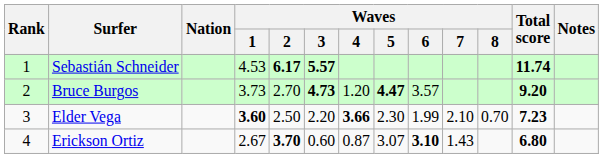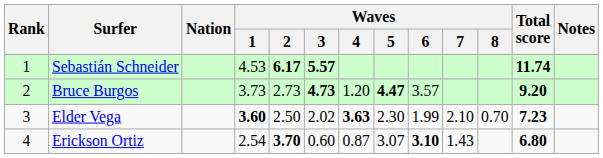(287, 91) 2.70 -> (287, 91) 2.73
(321, 116) 2.20 -> (321, 116) 2.02
(356, 116) 3.66 -> (356, 116) 3.63
(252, 141) 2.67 -> (252, 141) 2.54
